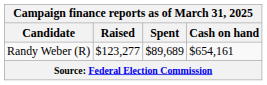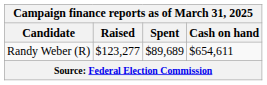(212, 51) $654,161 -> (211, 51) $654,611
